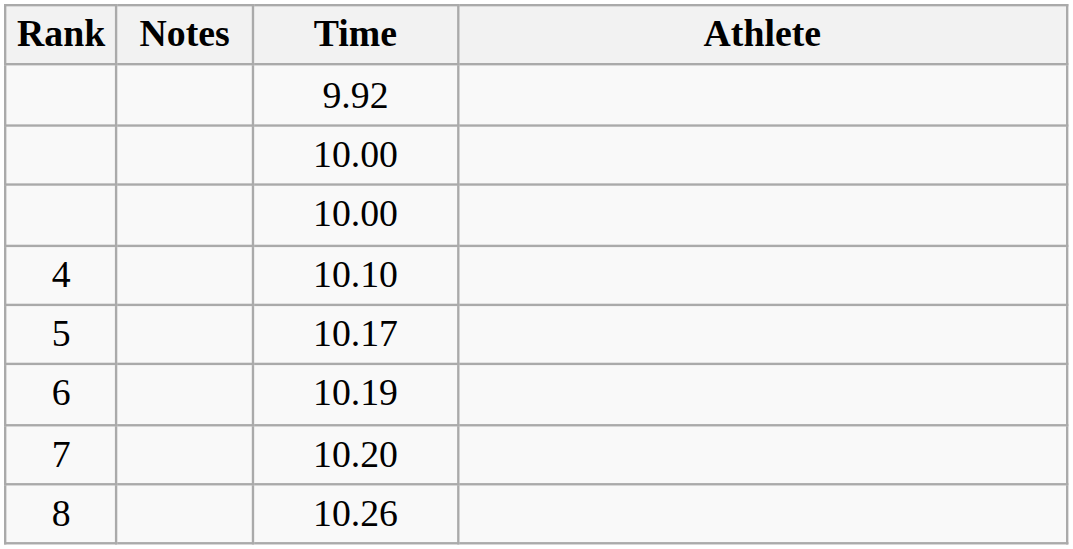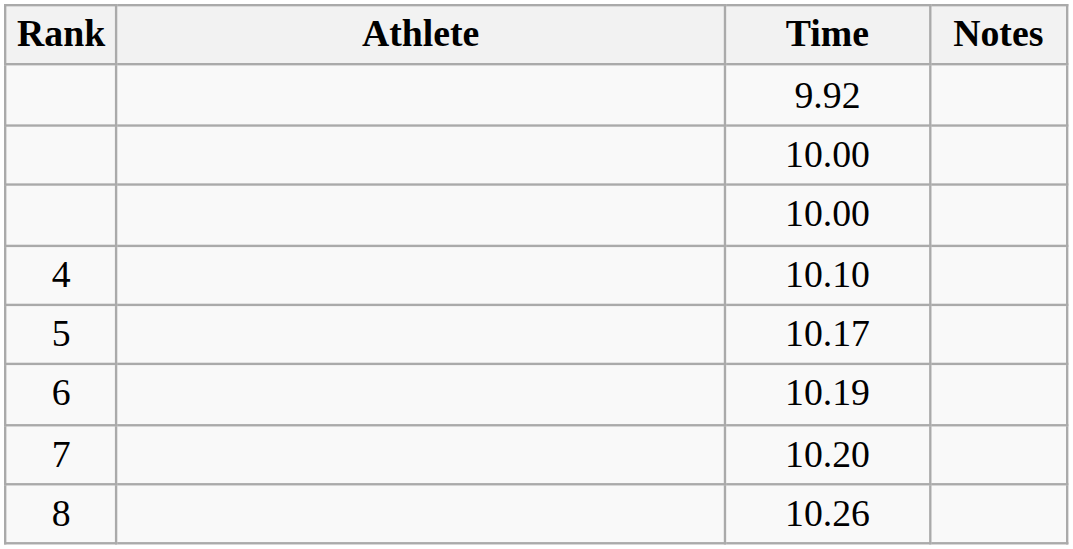columns swapped: (762, 34) <-> (185, 34)
